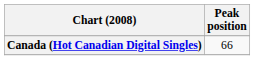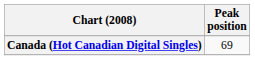(227, 45) 66 -> (227, 45) 69
